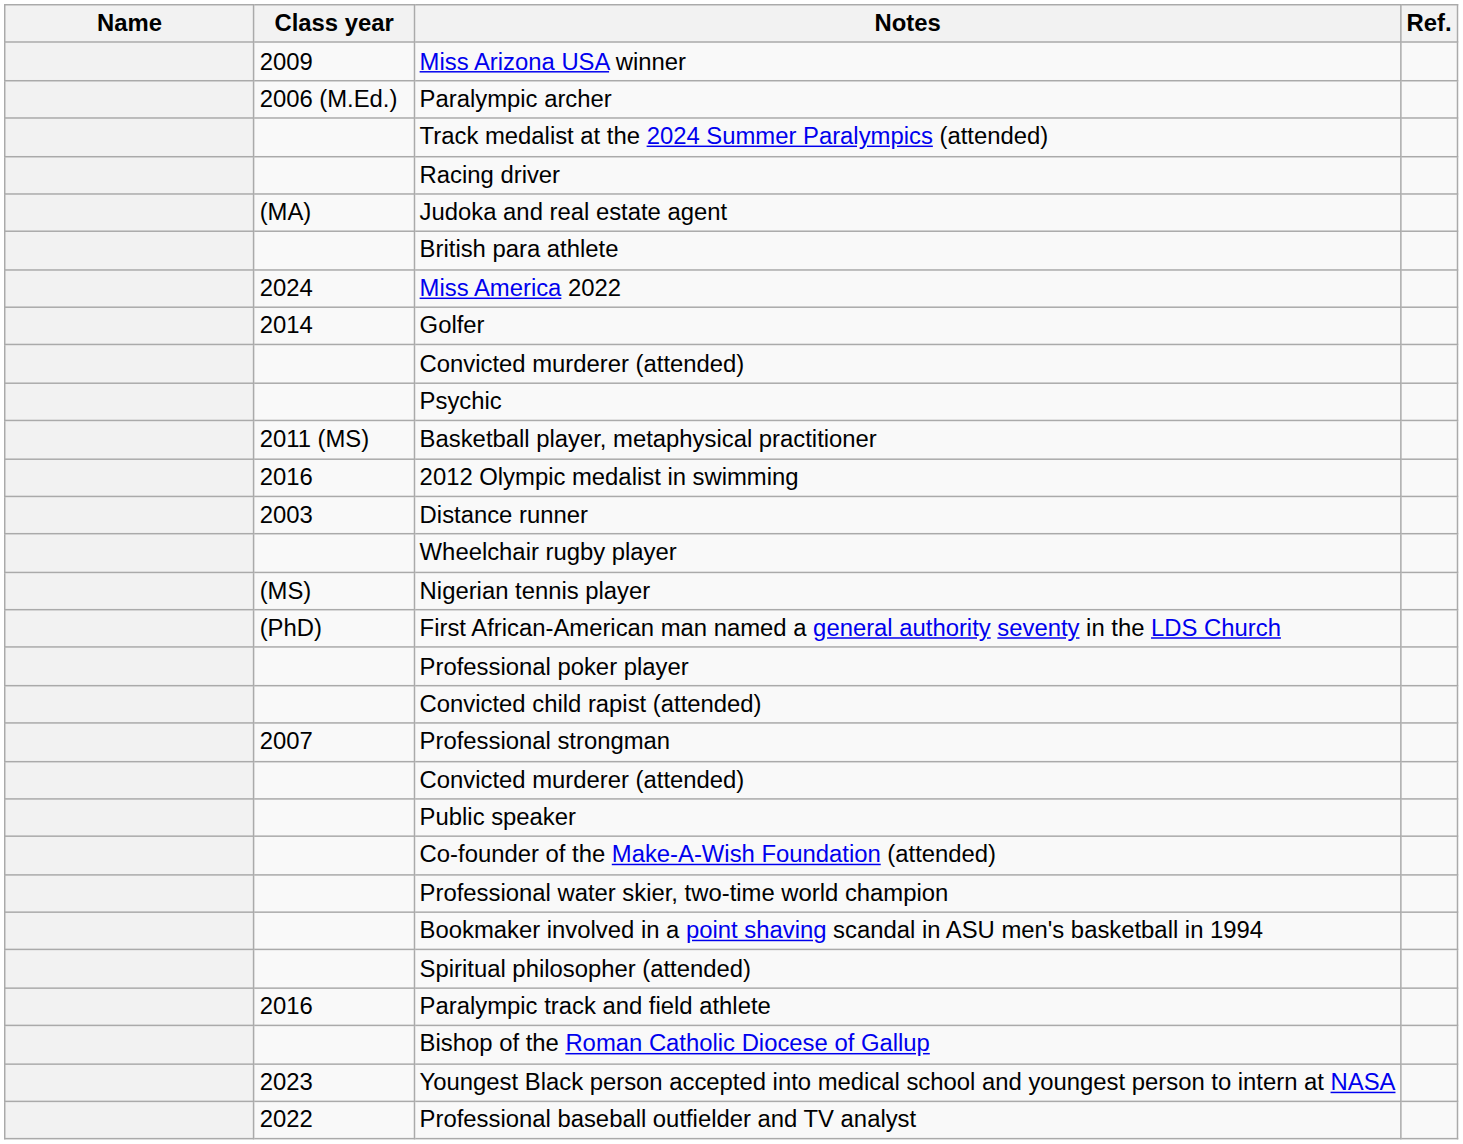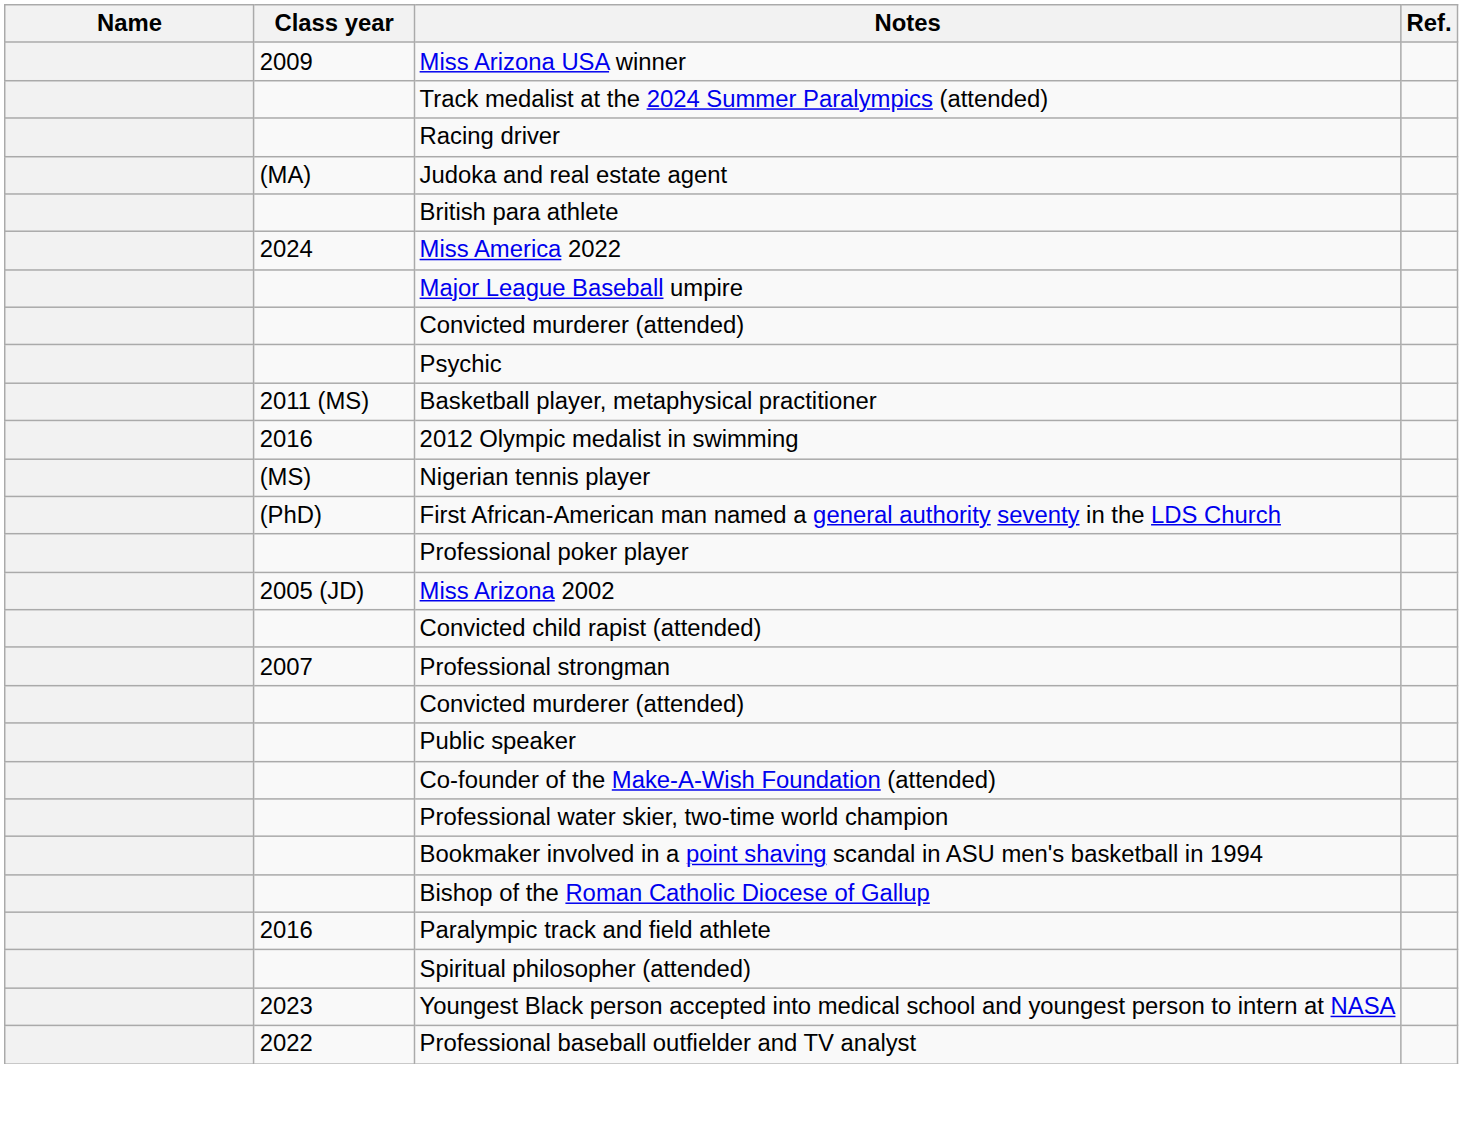- row: (329, 99)
+ row: (334, 288)
- row: (286, 325)
- row: (286, 514)
- row: (334, 553)
+ row: (312, 590)
rows swapped: (334, 969) <-> (334, 1044)
